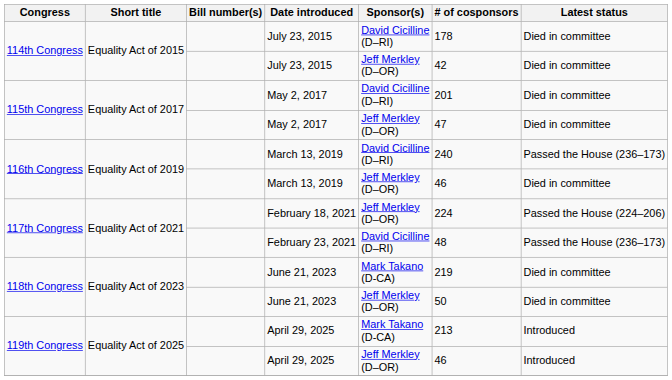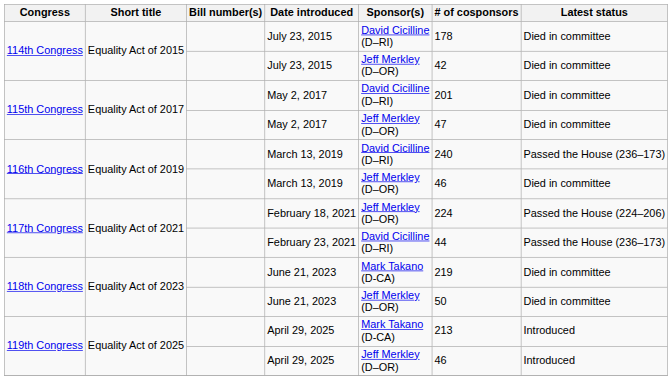(441, 242) 48 -> (441, 242) 44
